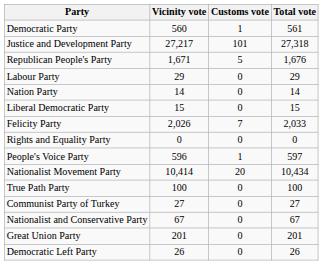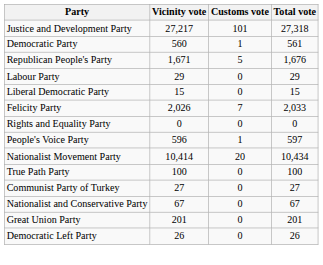rows swapped: (69, 44) <-> (42, 28)
- row: (32, 92)
